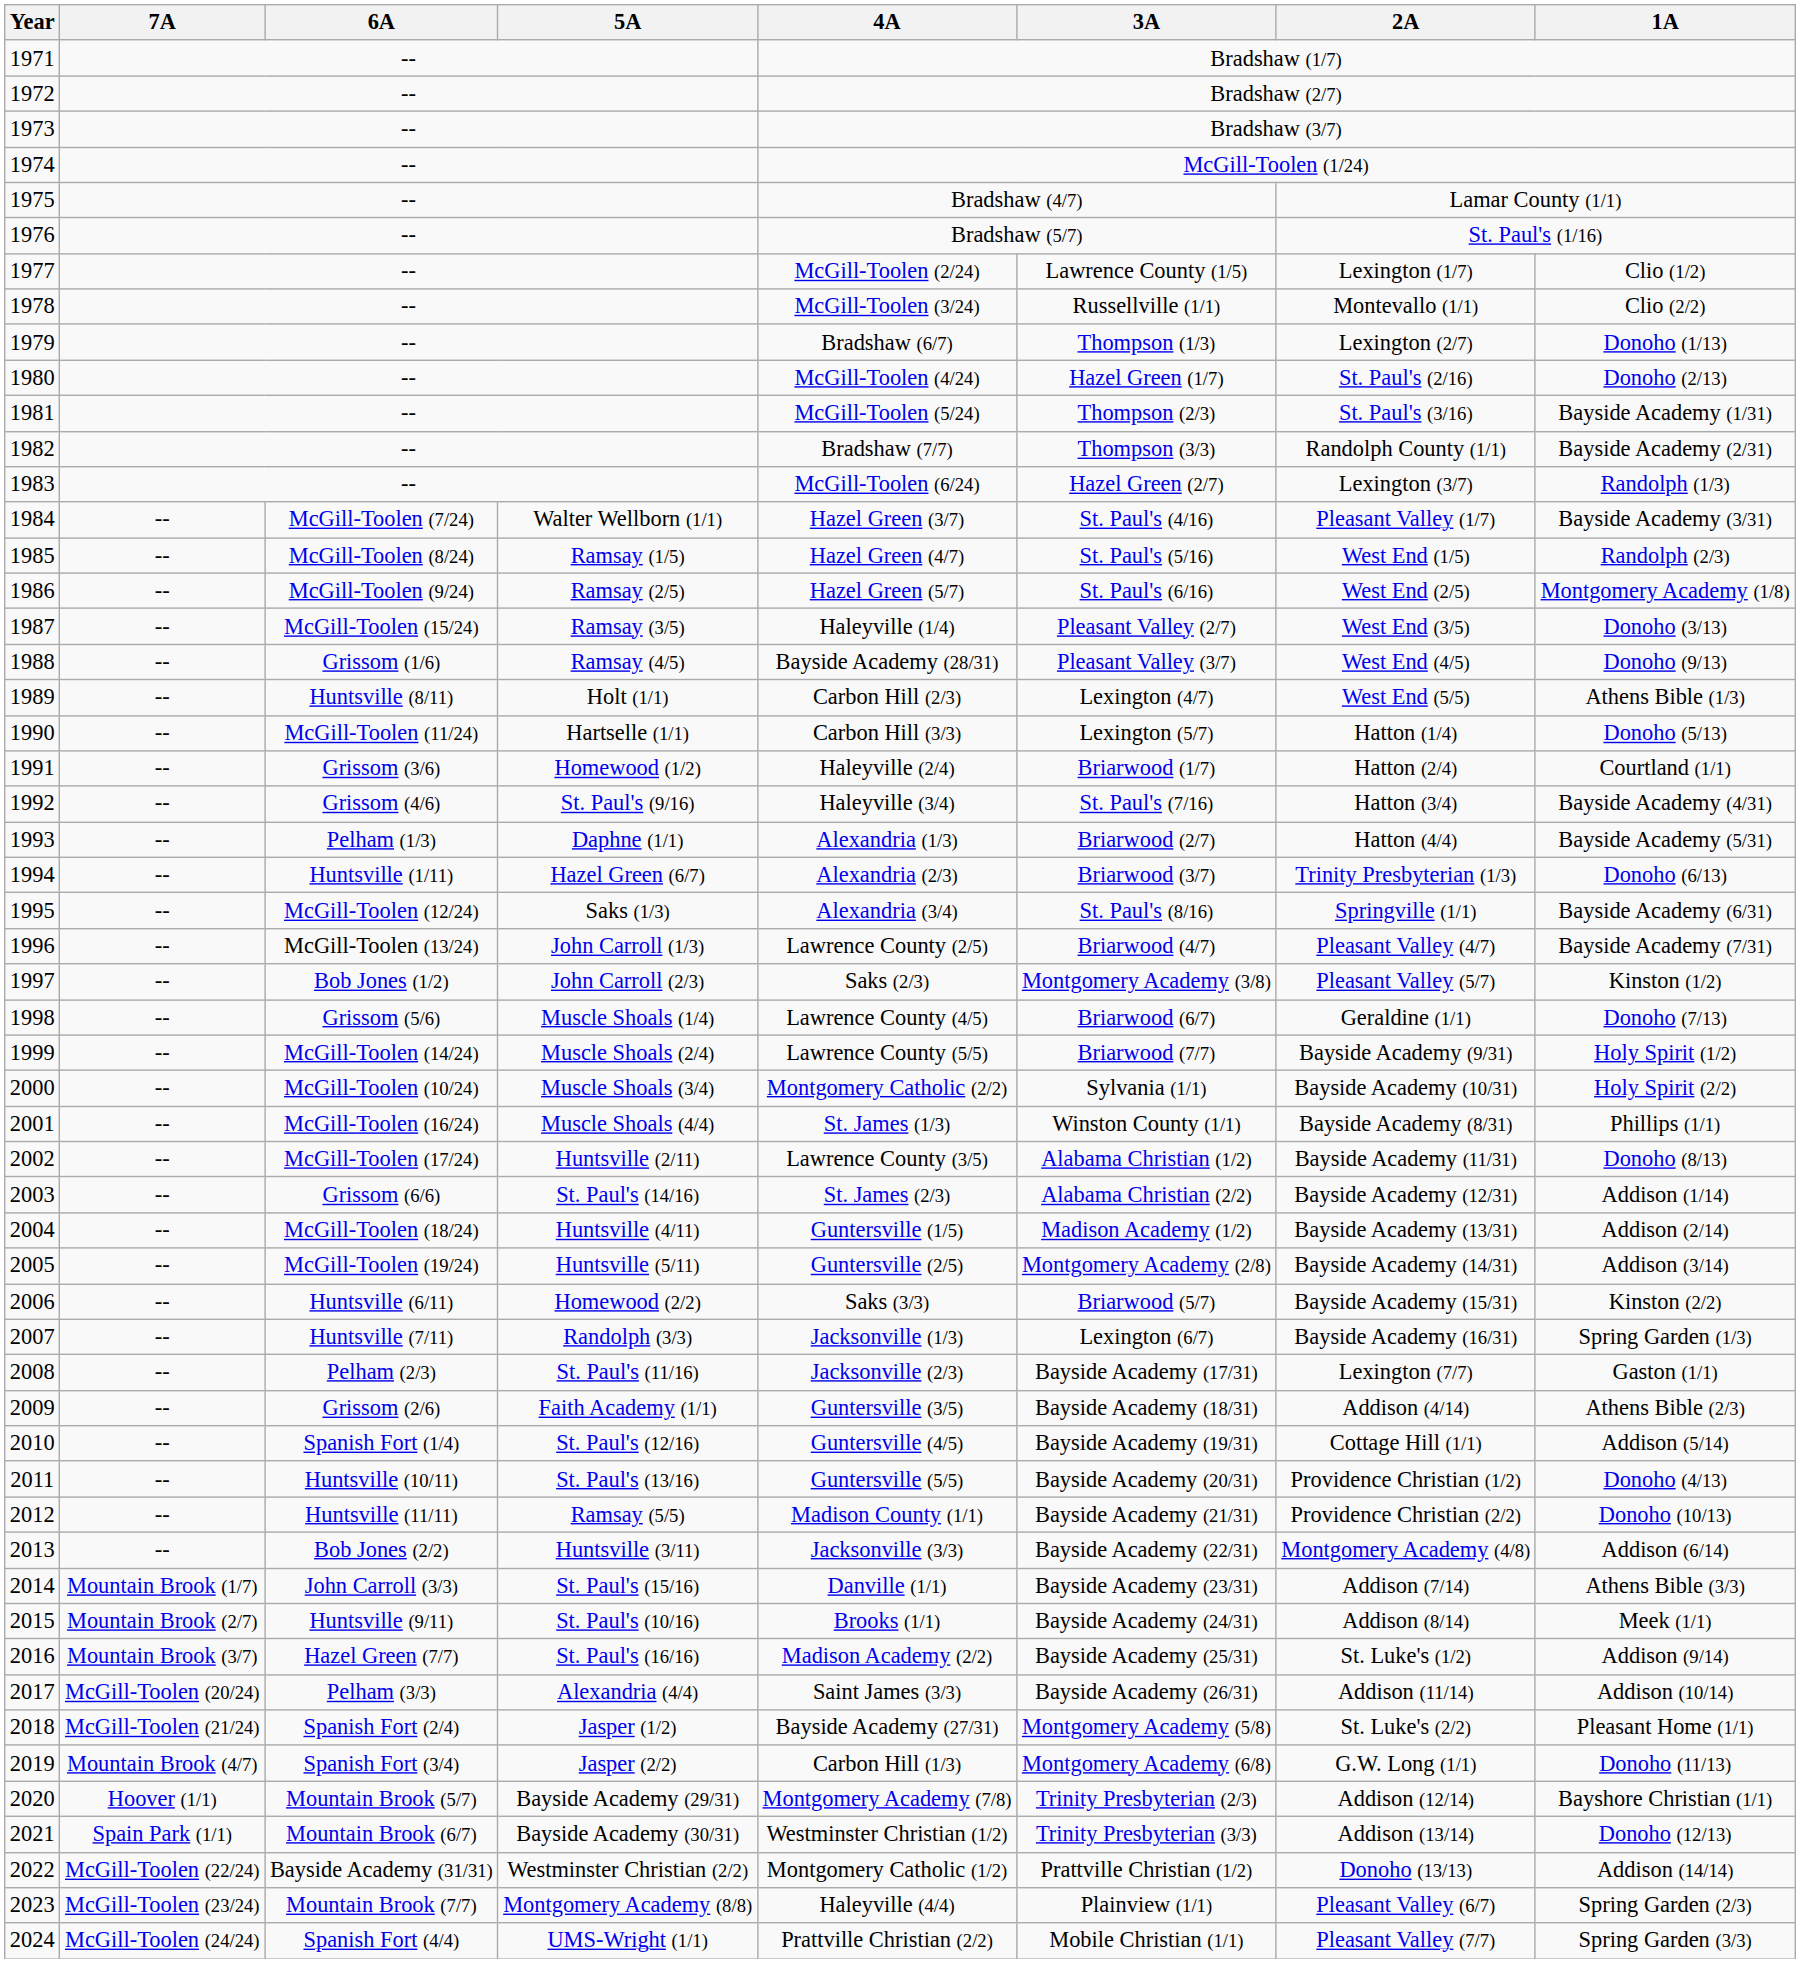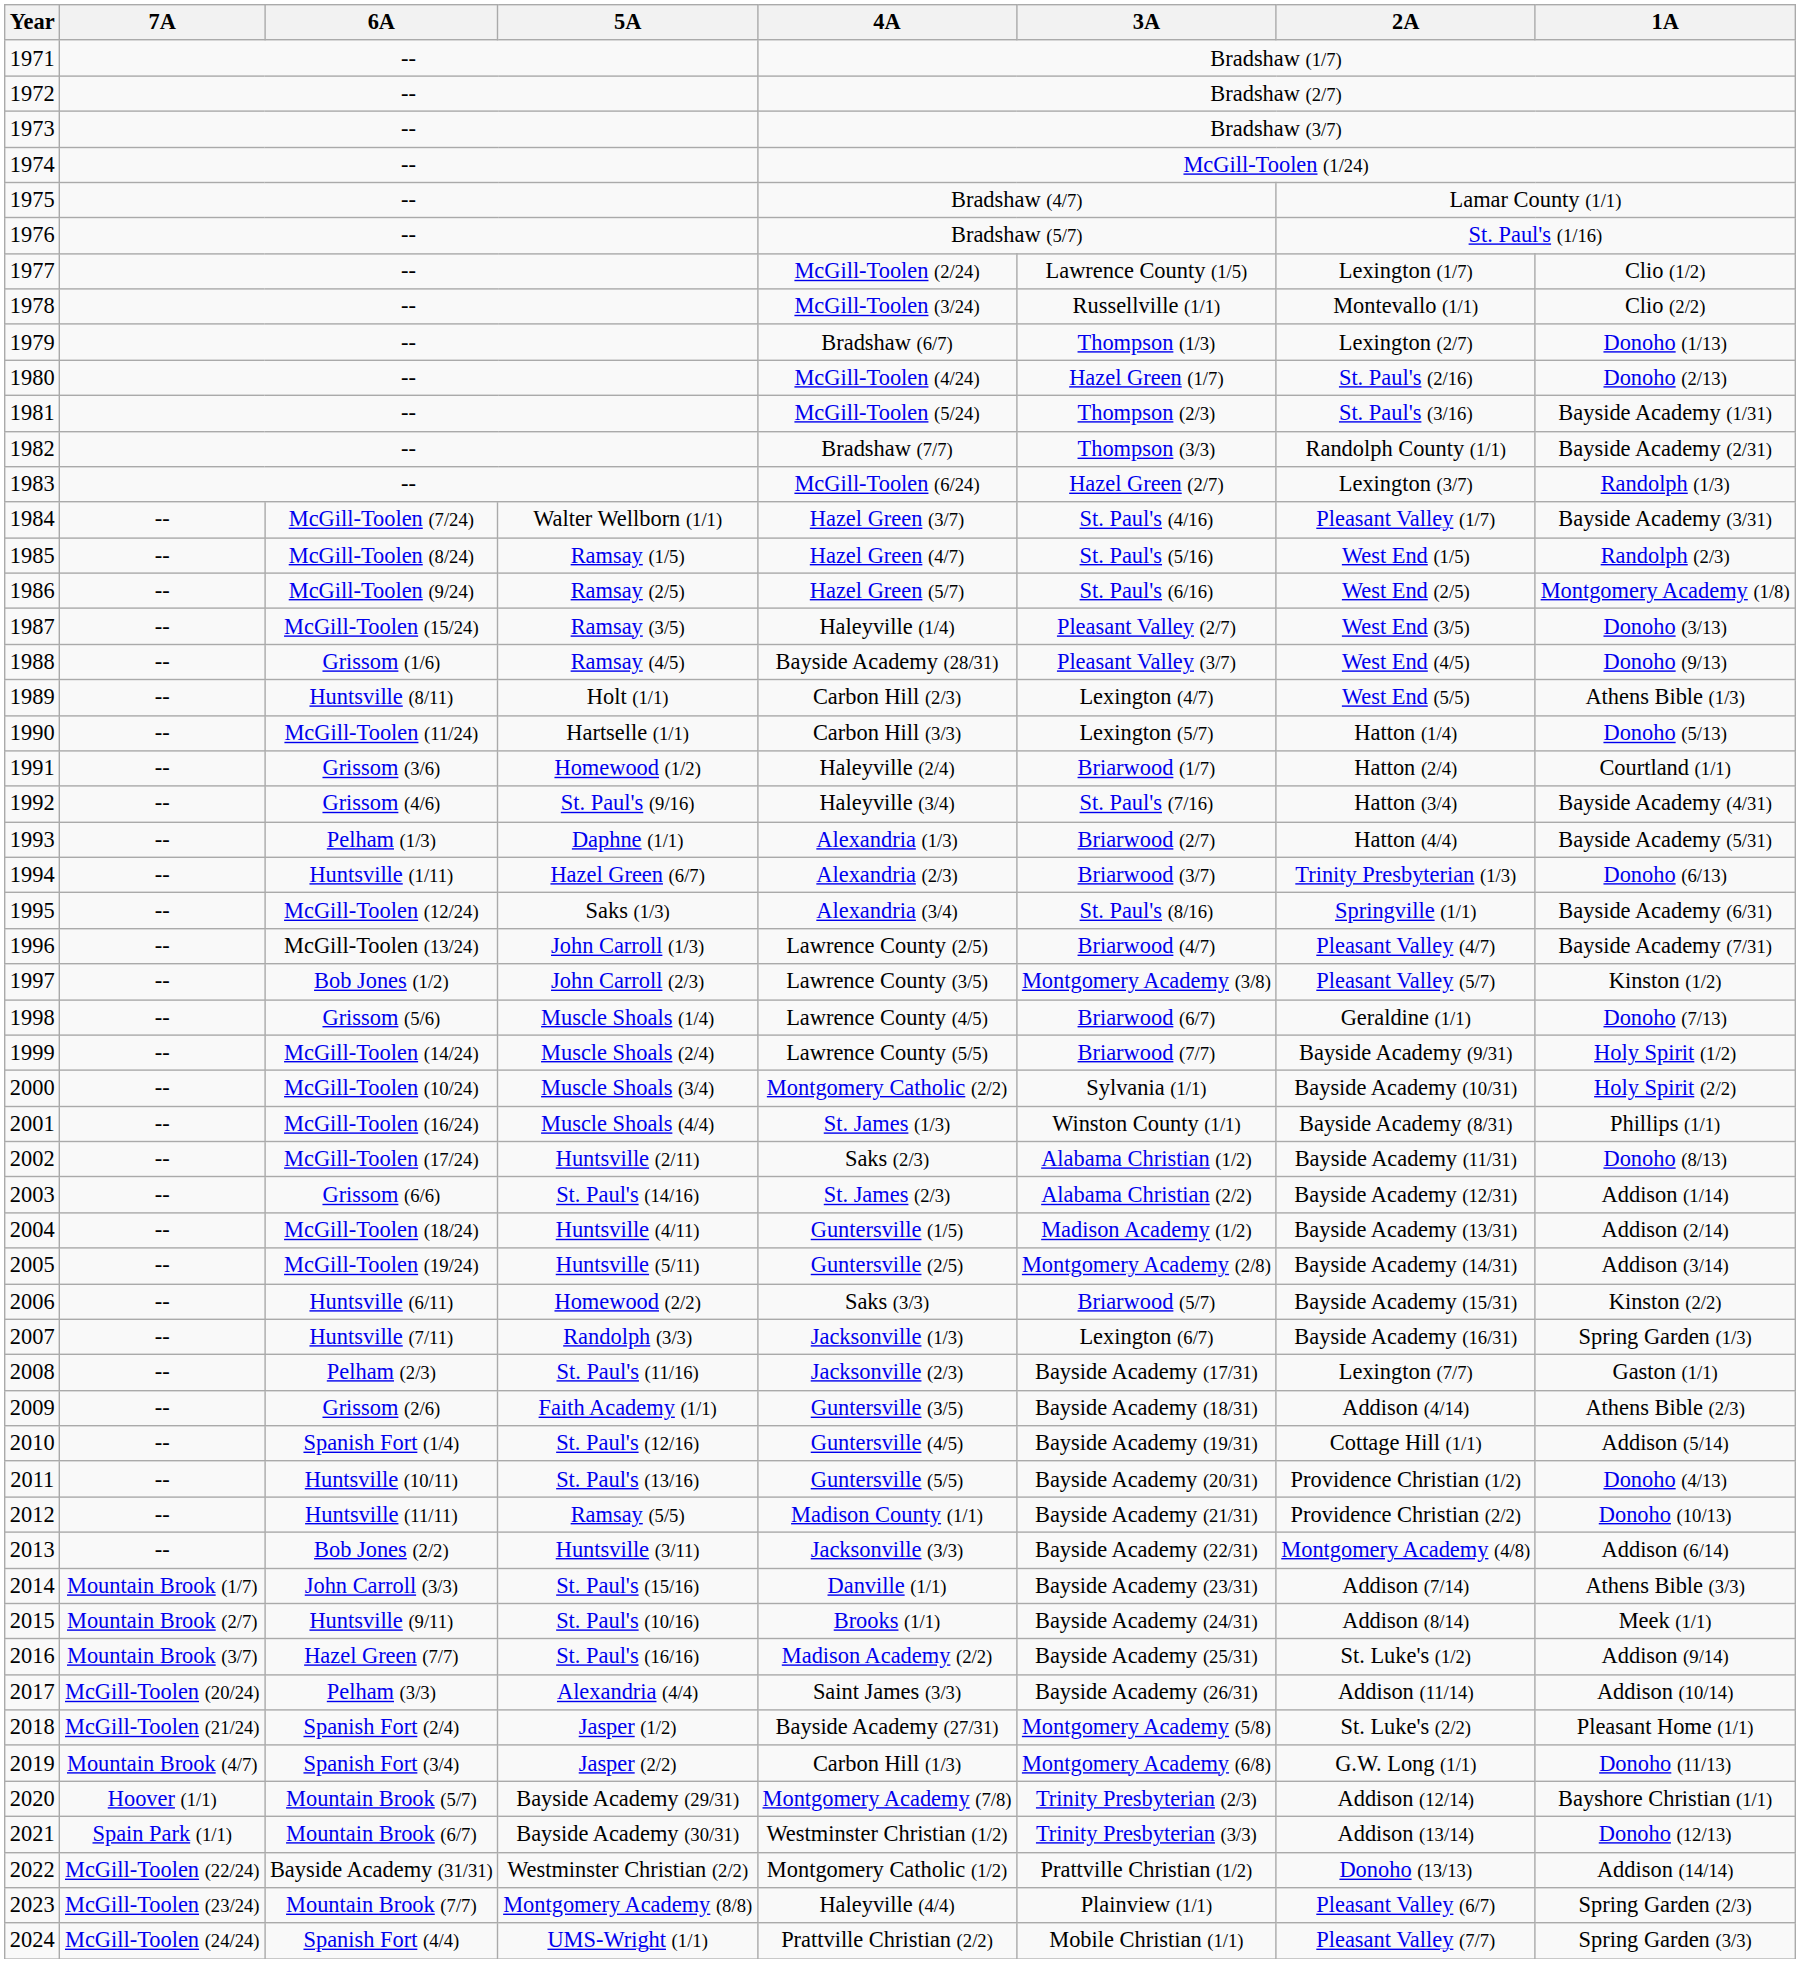(887, 981) Saks (2/3) -> (887, 981) Lawrence County (3/5)
(887, 1159) Lawrence County (3/5) -> (887, 1159) Saks (2/3)
